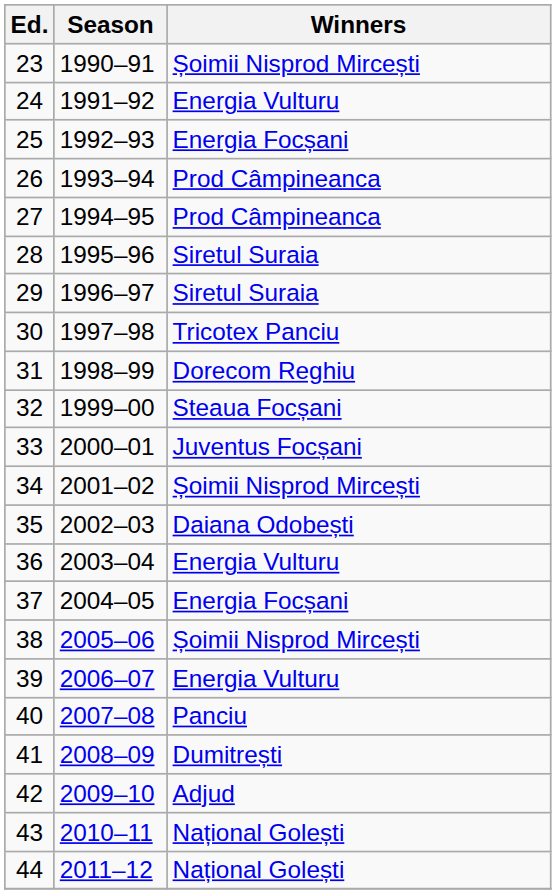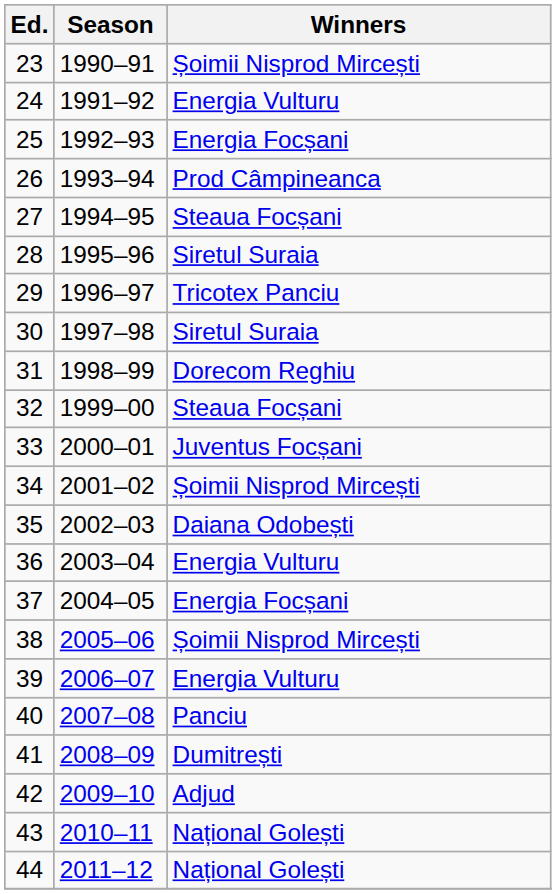(277, 217) Prod Câmpineanca -> (257, 217) Steaua Focșani
(246, 294) Siretul Suraia -> (256, 294) Tricotex Panciu
(256, 332) Tricotex Panciu -> (246, 332) Siretul Suraia
